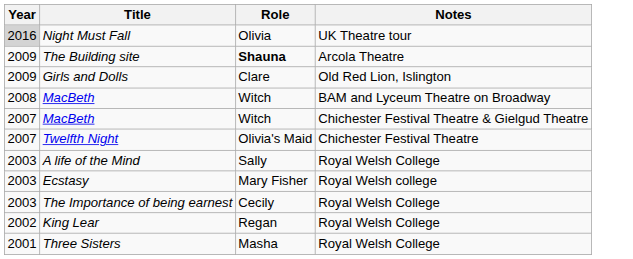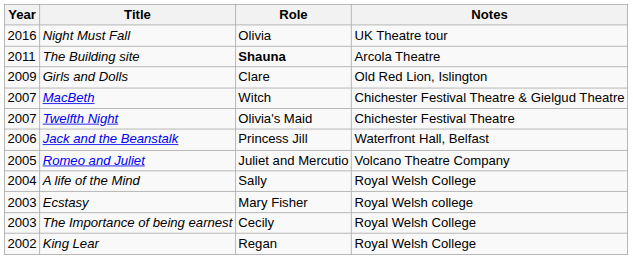(22, 35) lightgrey background -> (22, 35) no background
(22, 56) 2009 -> (22, 56) 2011
- row: (69, 98)
+ row: (110, 139)
+ row: (94, 160)
(22, 160) 2003 -> (22, 181) 2004
- row: (82, 243)
